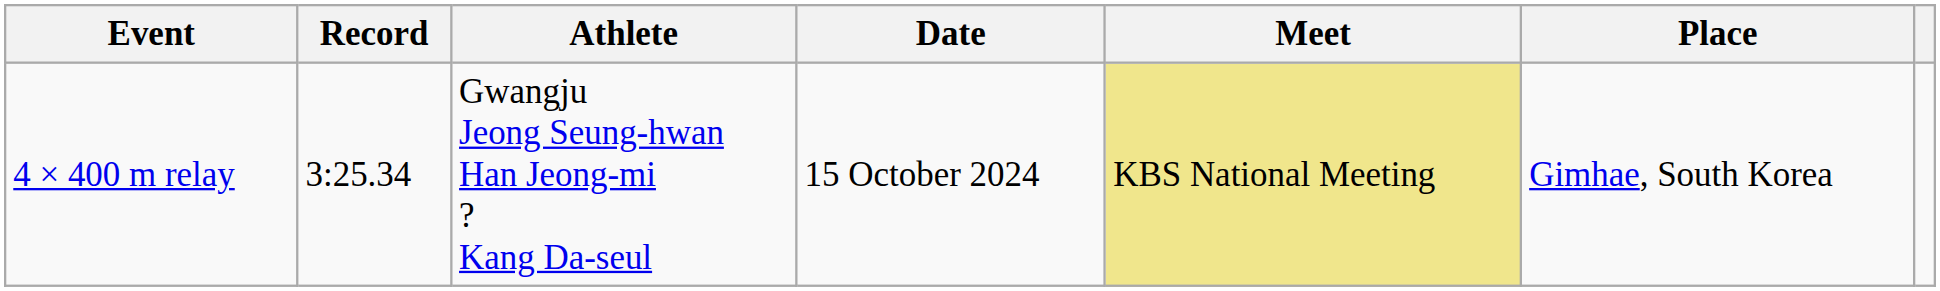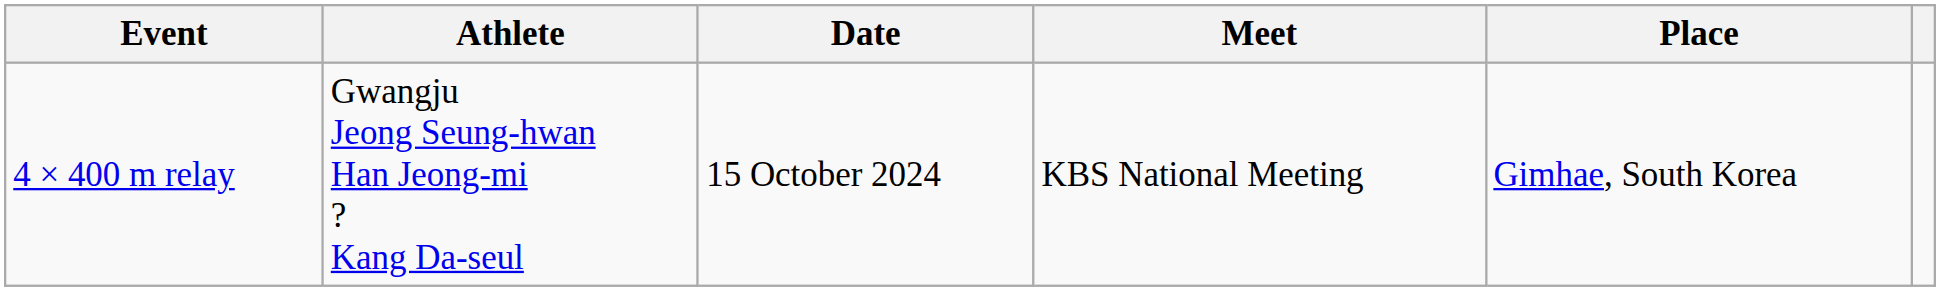- column: (374, 33)
(1274, 173) khaki background -> (1203, 173) no background
